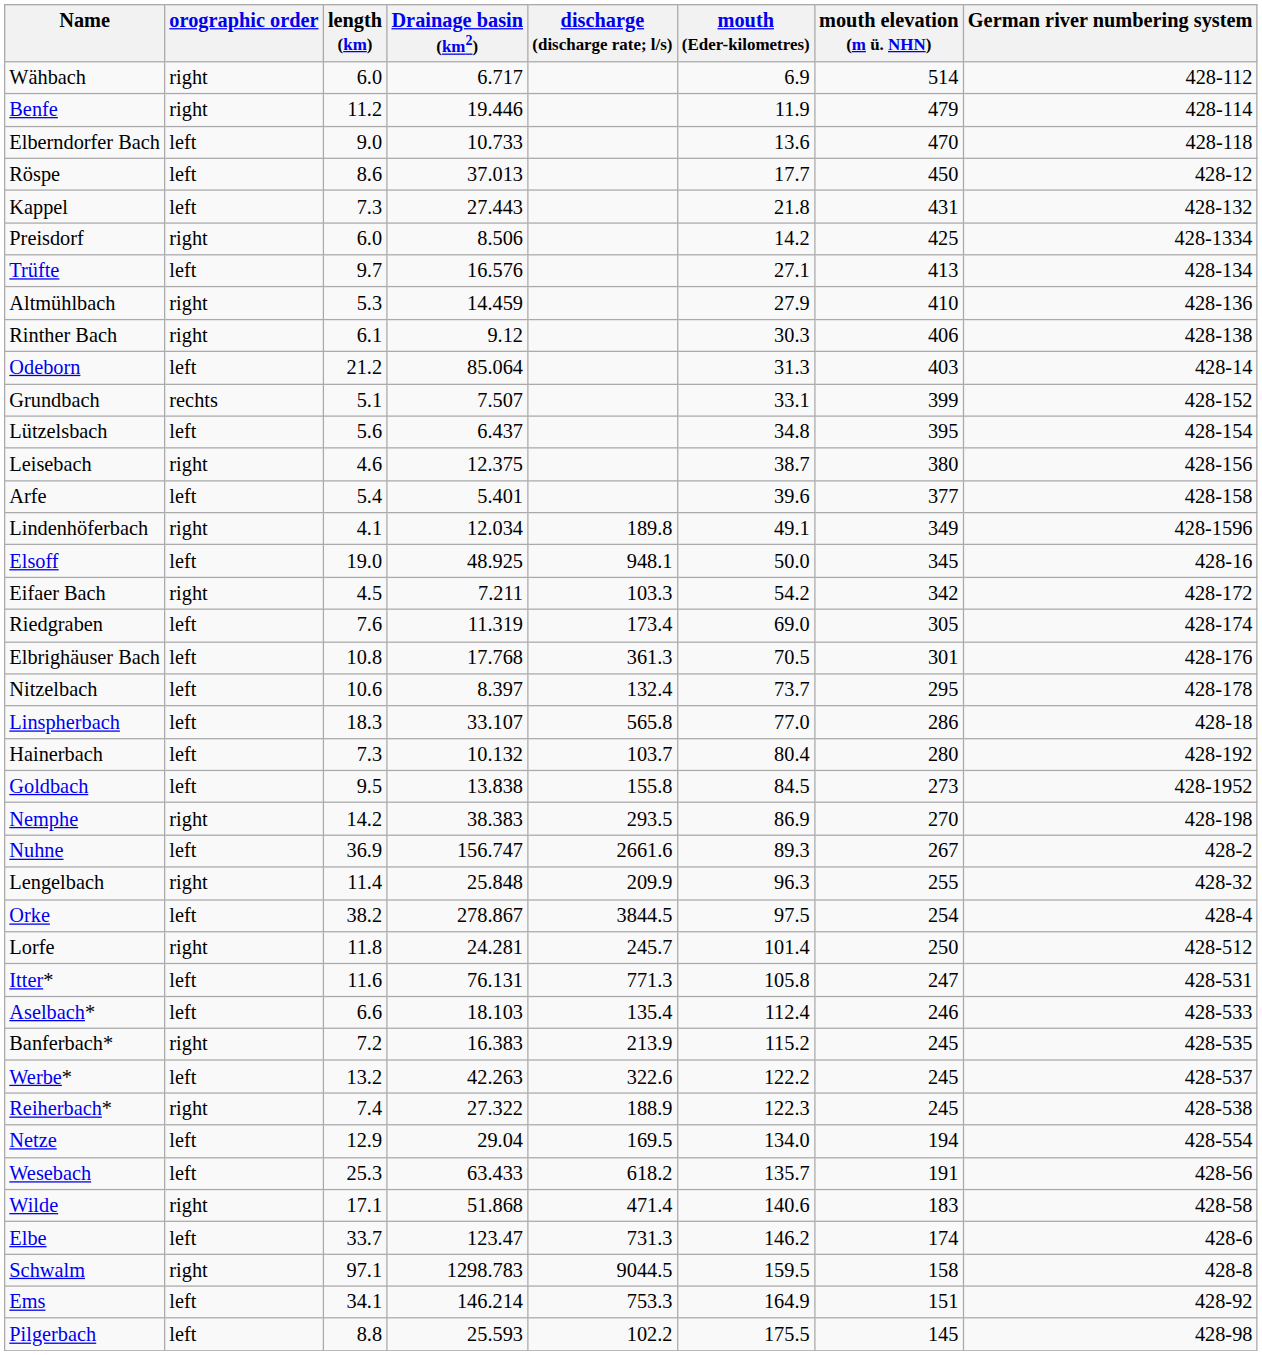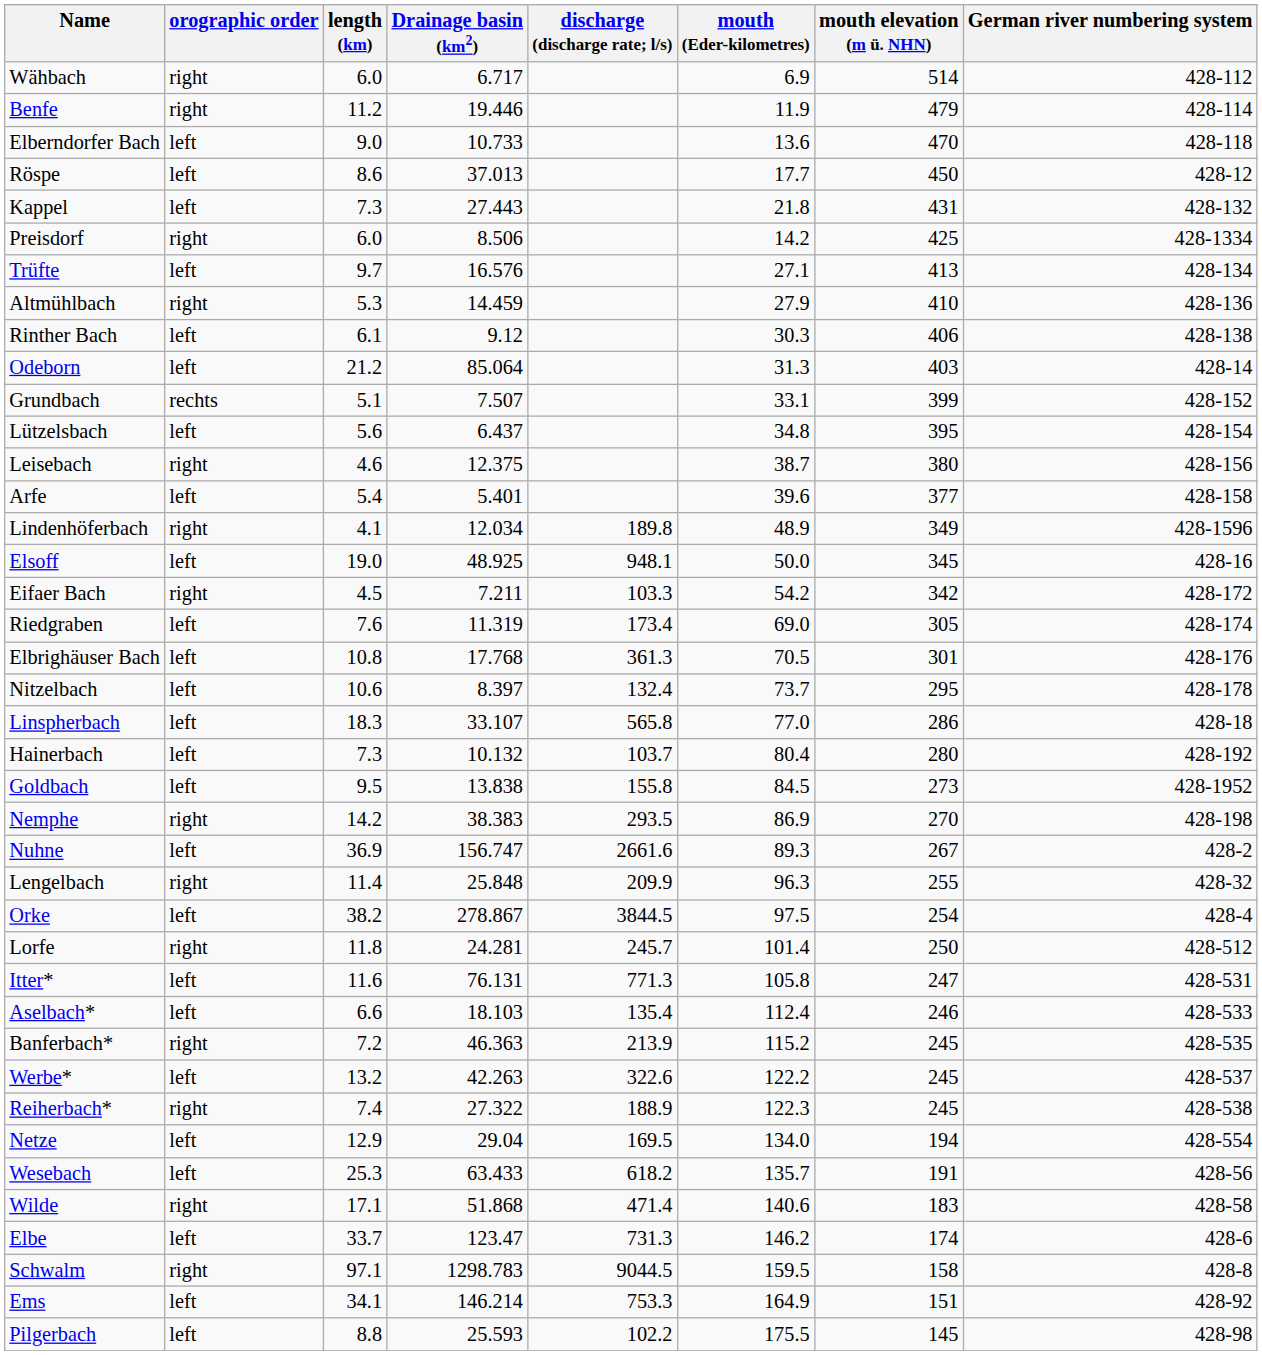(189, 335) right -> (183, 335) left
(792, 528) 49.1 -> (792, 528) 48.9
(495, 1044) 16.383 -> (495, 1044) 46.363
